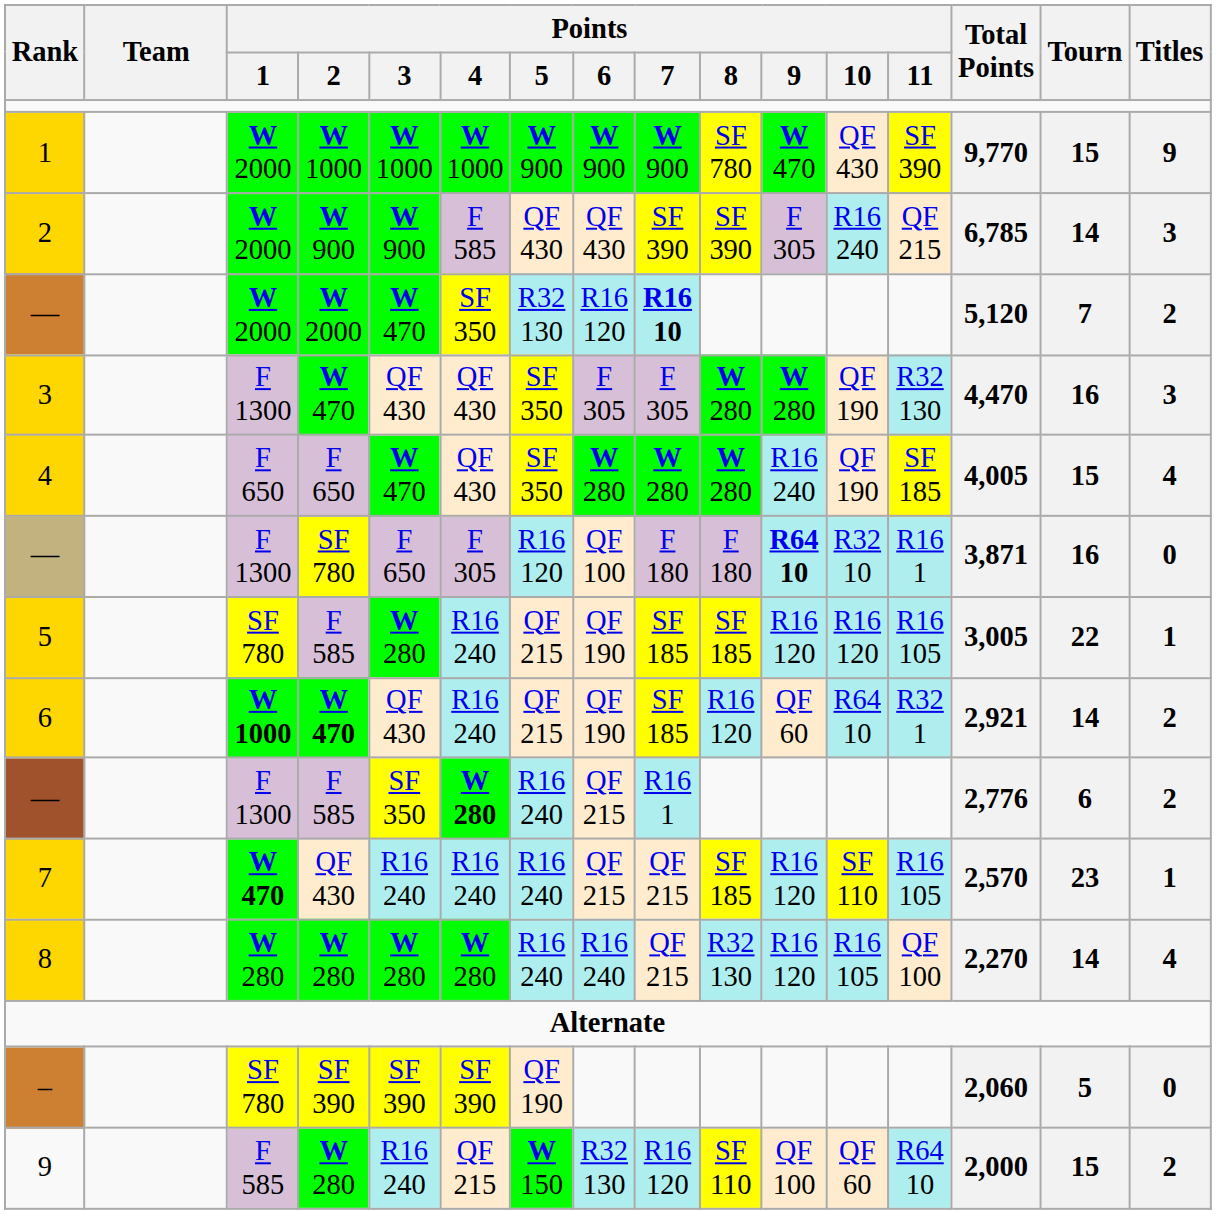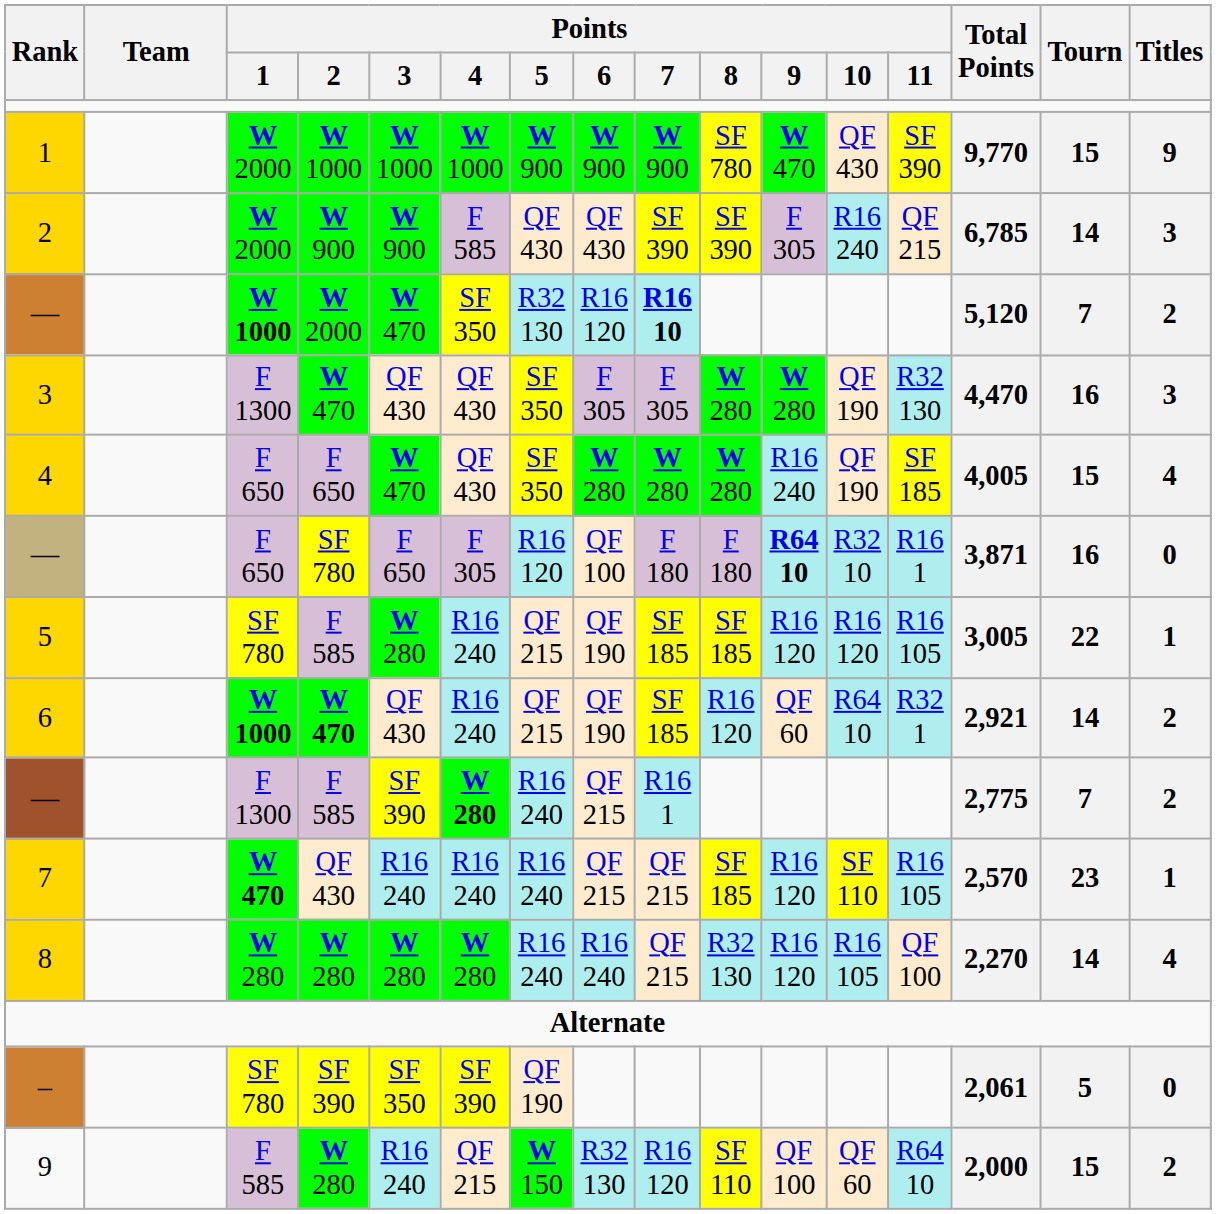(263, 314) W 2000 -> (263, 314) W 1000
(263, 556) F 1300 -> (263, 556) F 650
(404, 798) SF 350 -> (404, 798) SF 390
(996, 798) 2,776 -> (996, 798) 2,775
(1085, 798) 6 -> (1085, 798) 7
(404, 1087) SF 390 -> (404, 1087) SF 350
(996, 1087) 2,060 -> (996, 1087) 2,061
